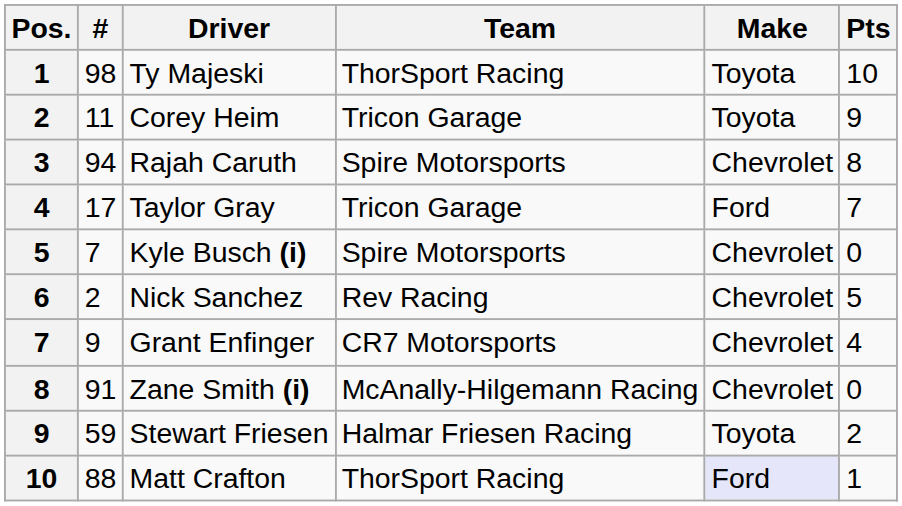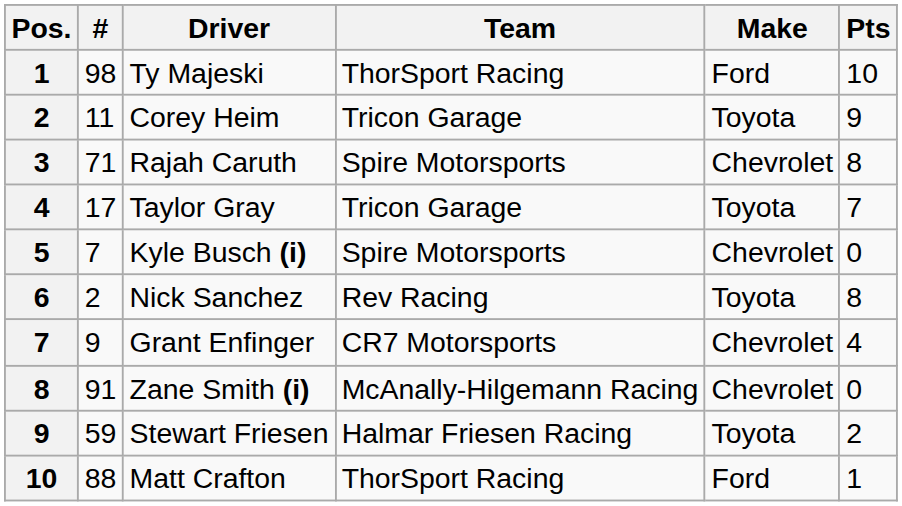(753, 73) Toyota -> (741, 73) Ford
(101, 163) 94 -> (101, 163) 71
(741, 208) Ford -> (753, 208) Toyota
(772, 298) Chevrolet -> (753, 298) Toyota
(854, 298) 5 -> (854, 298) 8
(741, 478) lavender background -> (741, 478) no background
